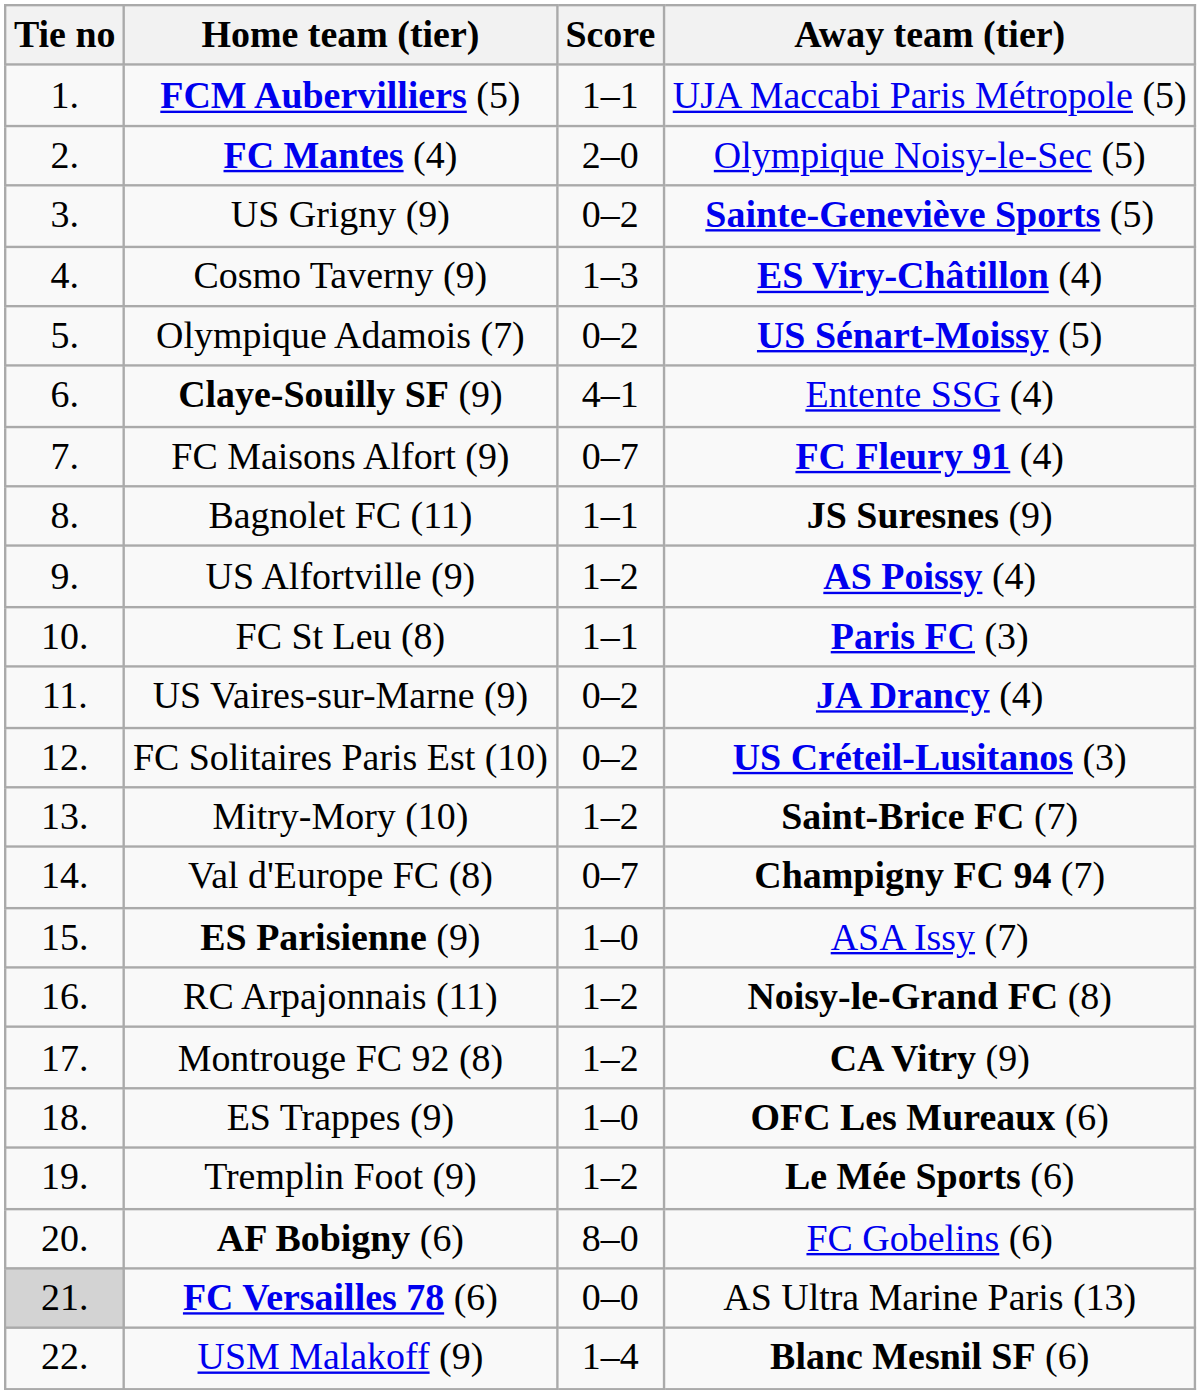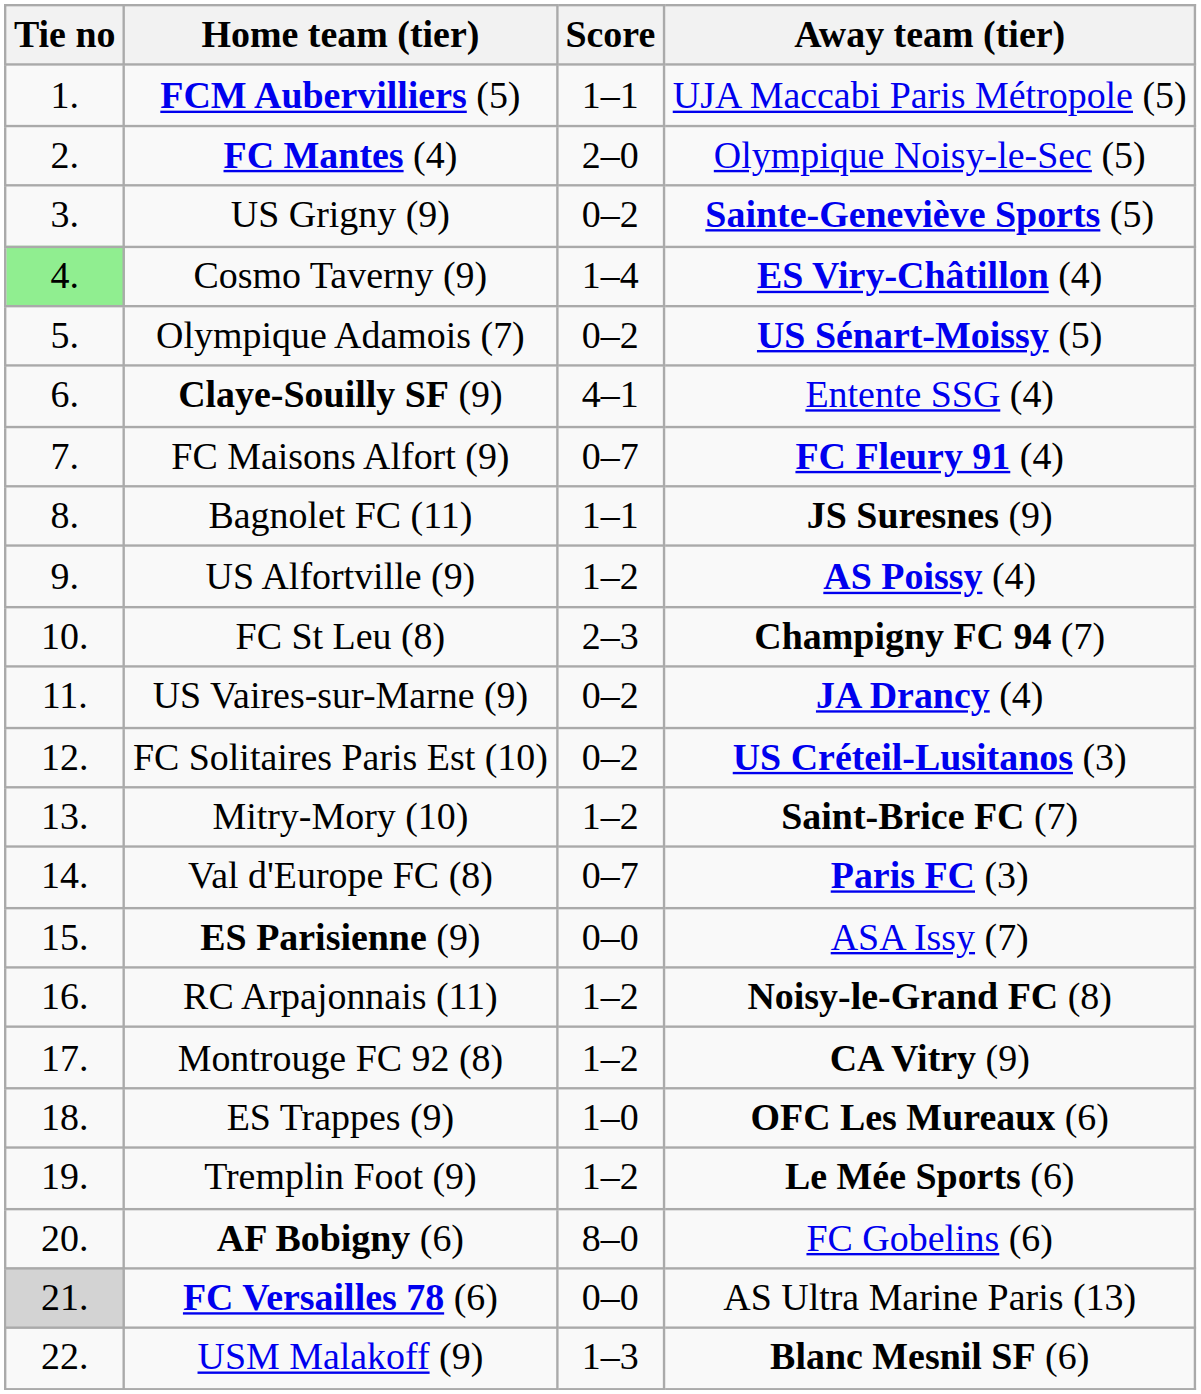(65, 275) no background -> (65, 275) lightgreen background
(610, 275) 1–3 -> (610, 275) 1–4
(610, 635) 1–1 -> (610, 635) 2–3
(930, 635) Paris FC (3) -> (930, 635) Champigny FC 94 (7)
(930, 876) Champigny FC 94 (7) -> (930, 876) Paris FC (3)
(610, 936) 1–0 -> (610, 936) 0–0
(610, 1357) 1–4 -> (610, 1357) 1–3
